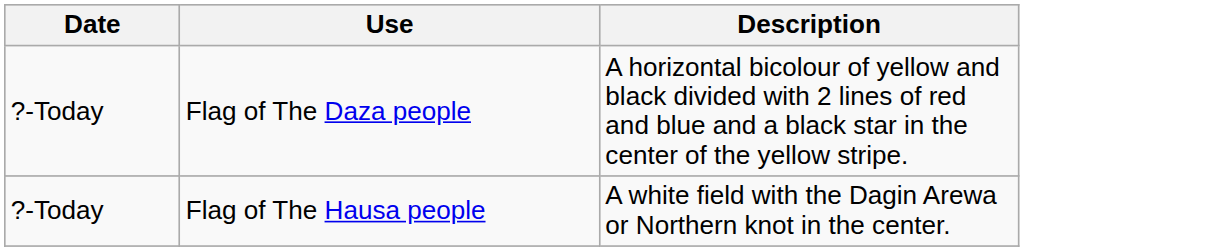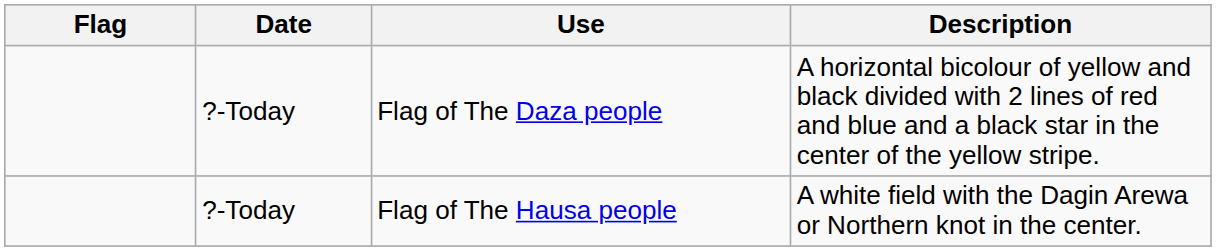+ column: (100, 25)
